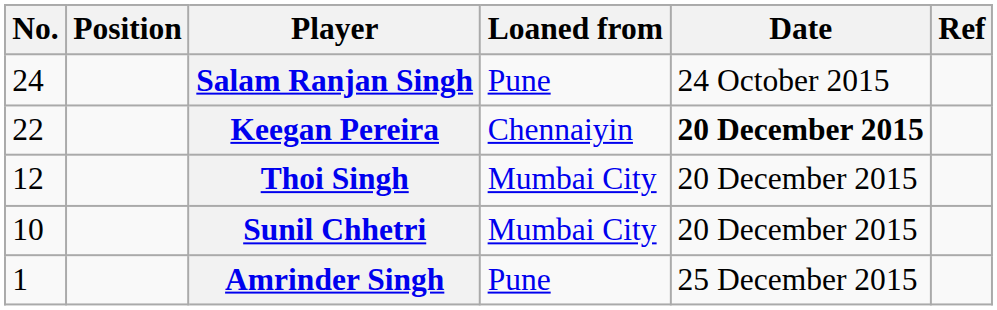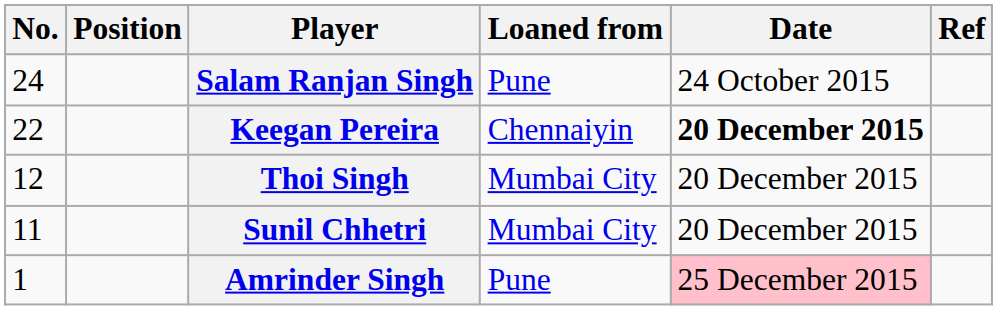(28, 229) 10 -> (27, 229) 11
(797, 279) no background -> (797, 279) pink background
